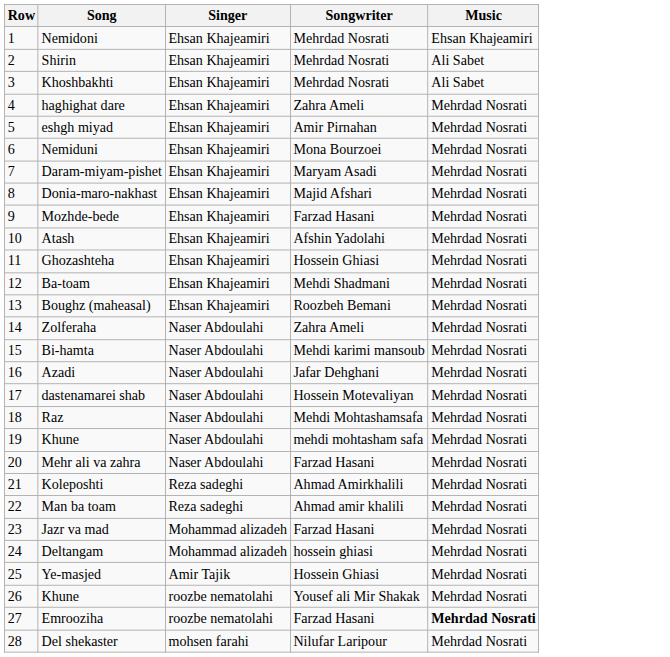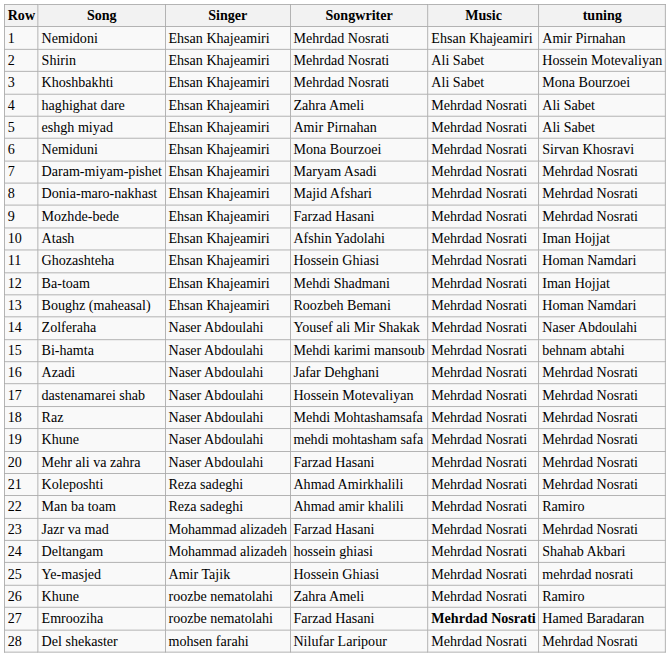+ column: (602, 15)
(329, 328) Zahra Ameli -> (357, 328) Yousef ali Mir Shakak
(357, 596) Yousef ali Mir Shakak -> (329, 596) Zahra Ameli
